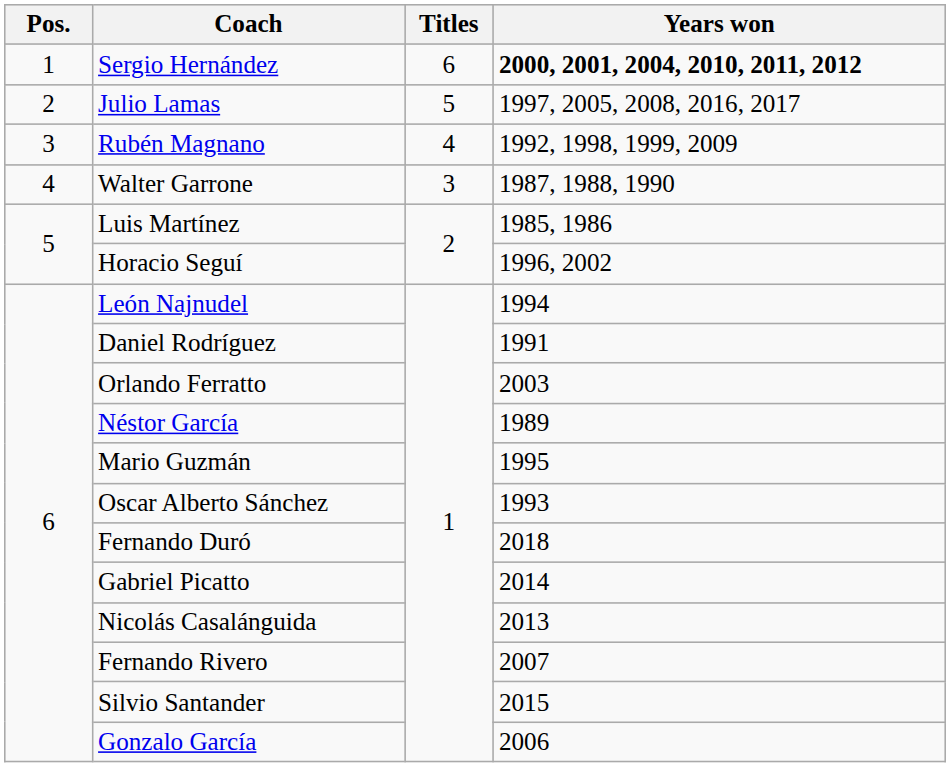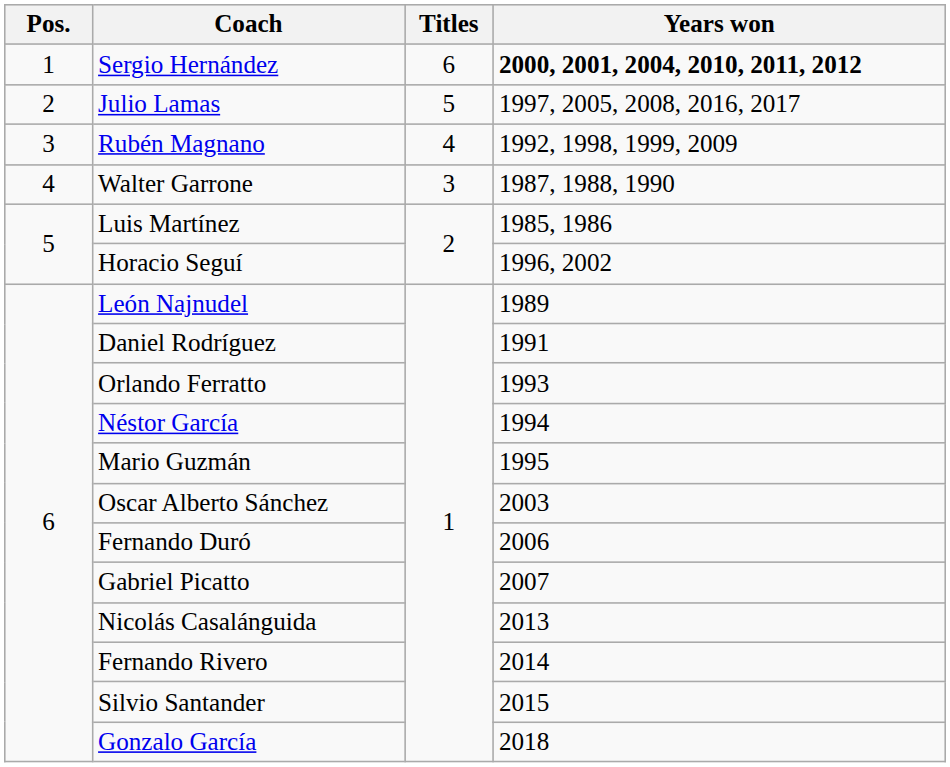(524, 303) 1994 -> (524, 303) 1989
(524, 382) 2003 -> (524, 382) 1993
(524, 422) 1989 -> (524, 422) 1994
(524, 502) 1993 -> (524, 502) 2003
(524, 542) 2018 -> (524, 542) 2006
(524, 582) 2014 -> (524, 582) 2007
(524, 661) 2007 -> (524, 661) 2014
(524, 741) 2006 -> (524, 741) 2018
